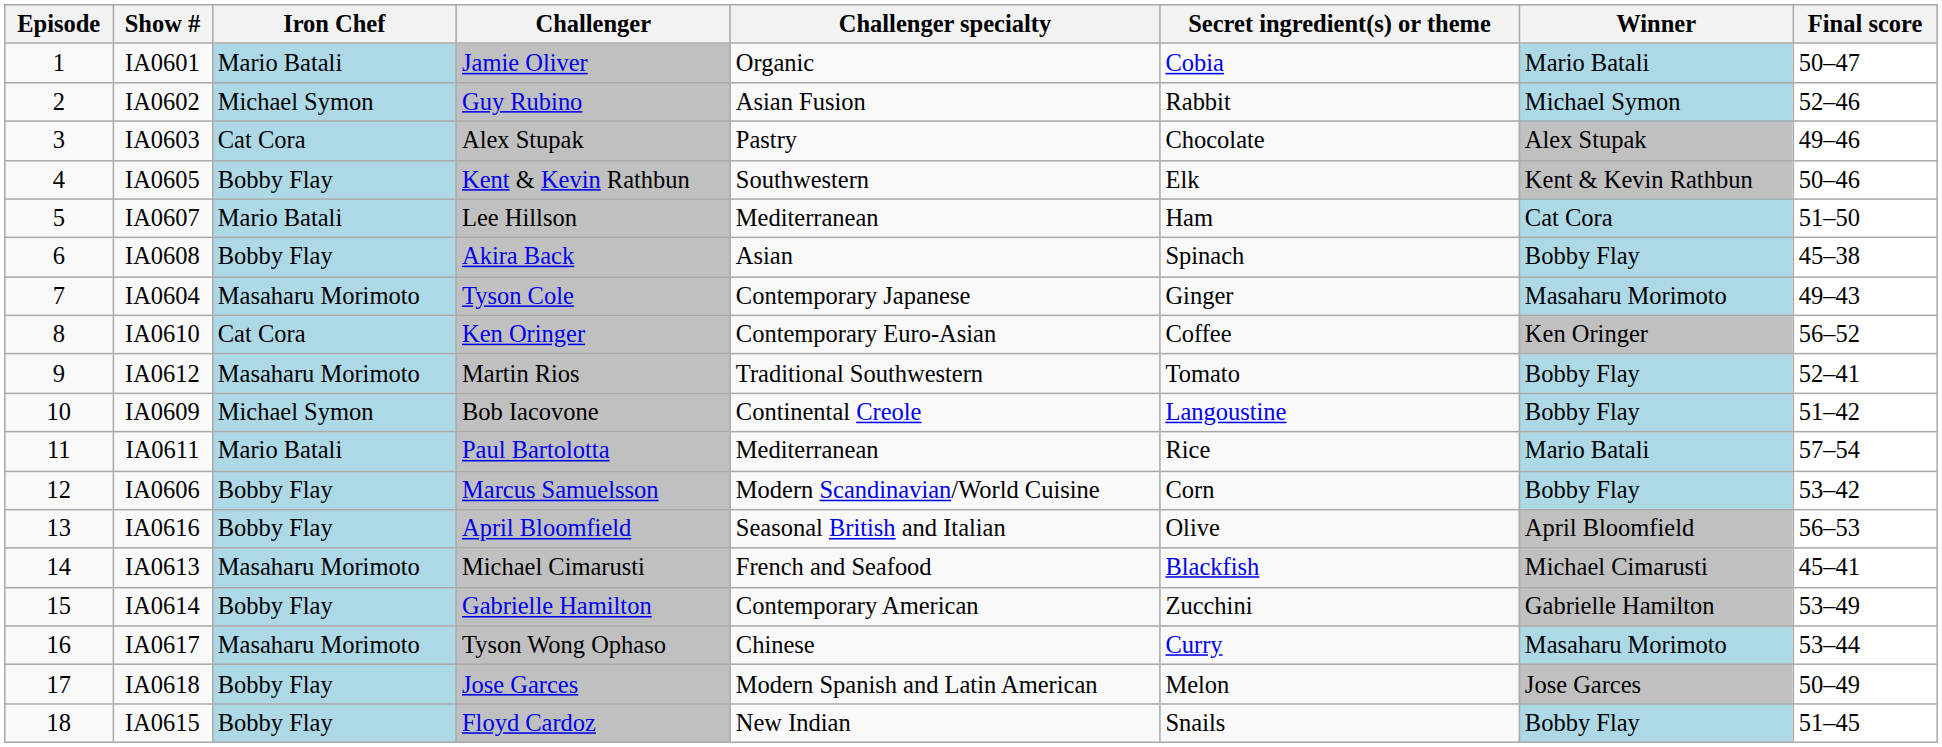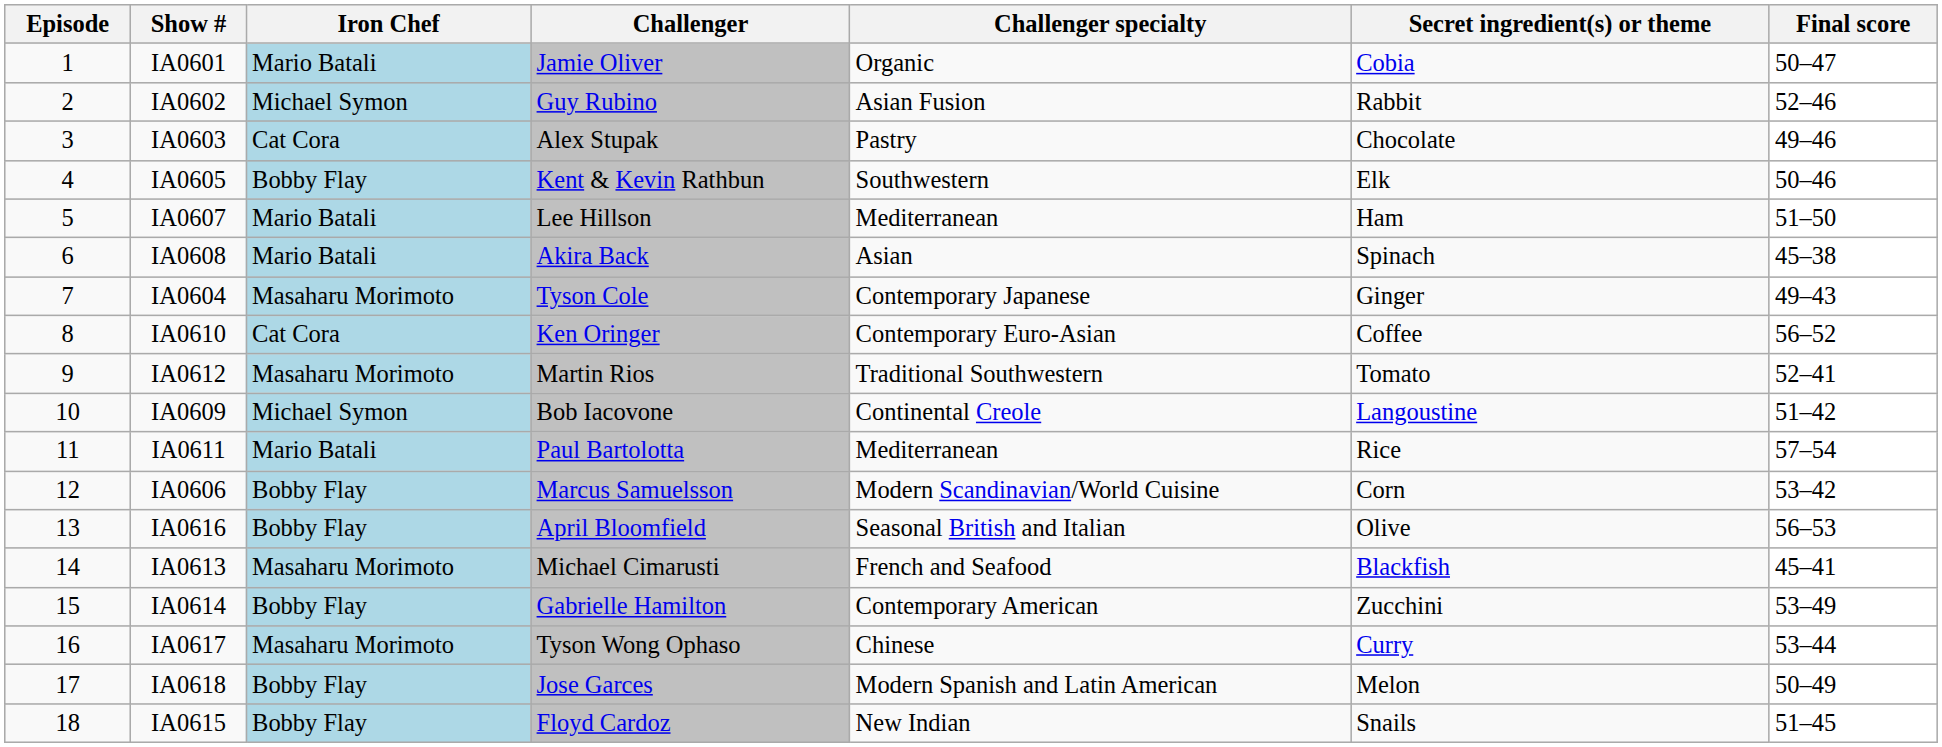- column: (1656, 23)
(275, 256) Bobby Flay -> (314, 256) Mario Batali
